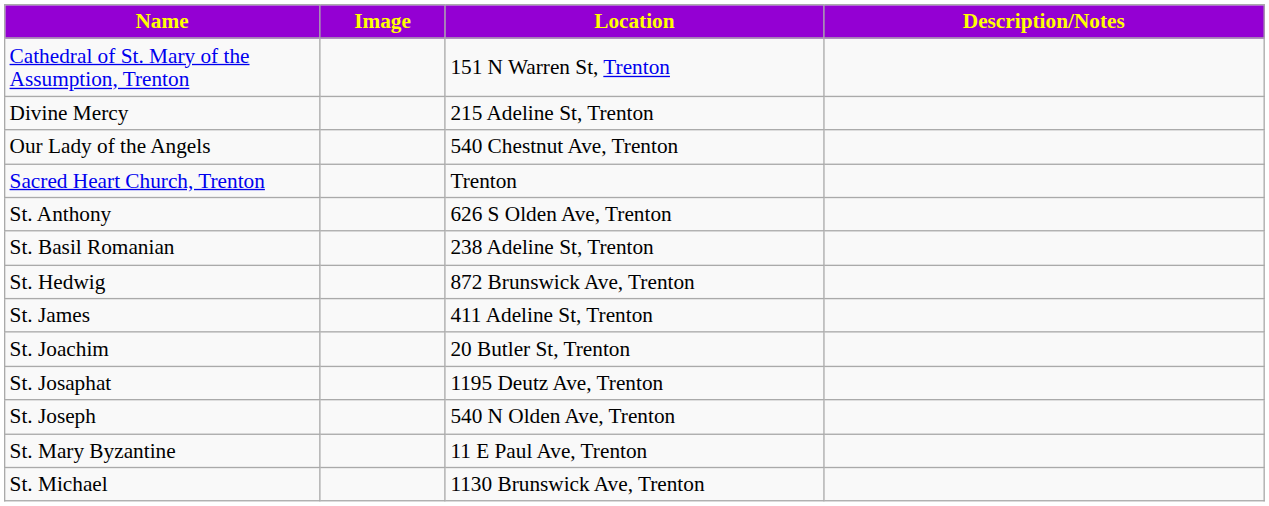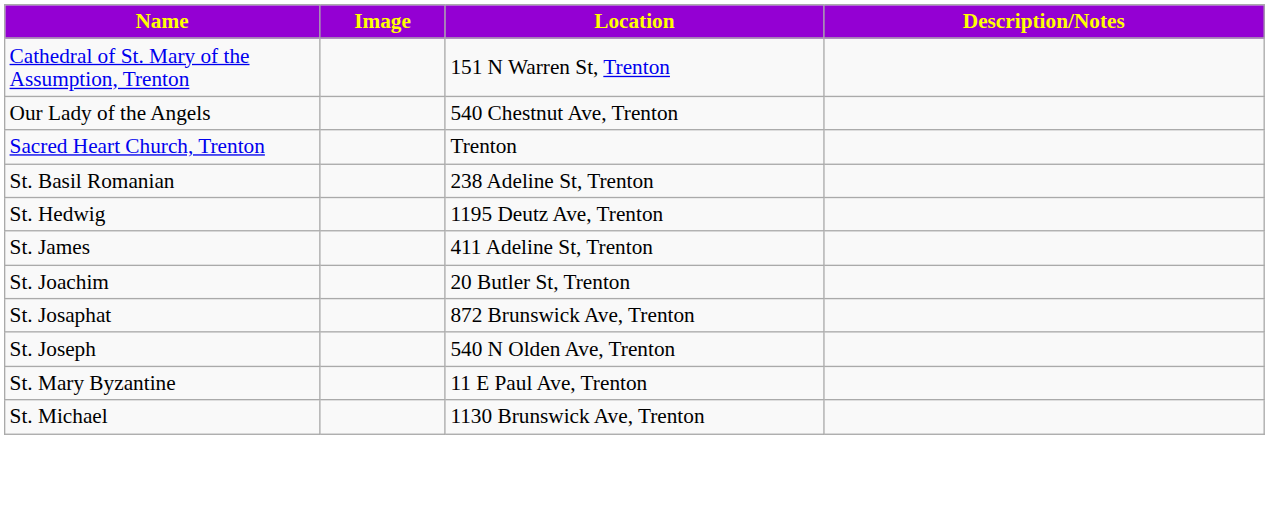- row: (69, 112)
- row: (60, 214)
(573, 281) 872 Brunswick Ave, Trenton -> (557, 214) 1195 Deutz Ave, Trenton
(557, 382) 1195 Deutz Ave, Trenton -> (573, 315) 872 Brunswick Ave, Trenton
